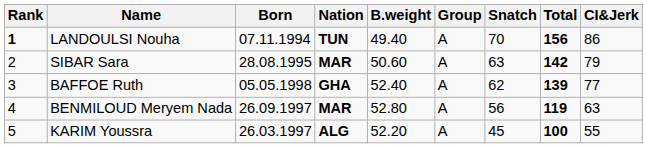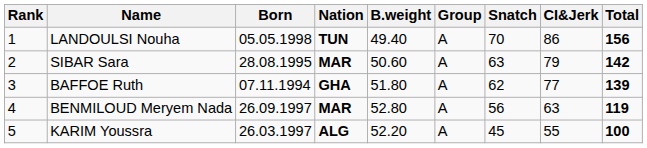columns swapped: (611, 16) <-> (560, 16)
(12, 39) bold -> (12, 39) normal
(275, 39) 07.11.1994 -> (275, 39) 05.05.1998
(275, 85) 05.05.1998 -> (275, 85) 07.11.1994
(389, 85) 52.40 -> (389, 85) 51.80
